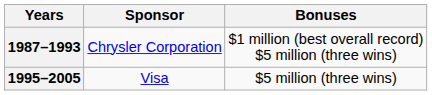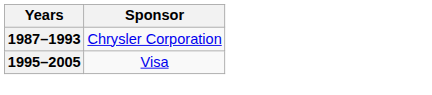- column: (326, 16)
